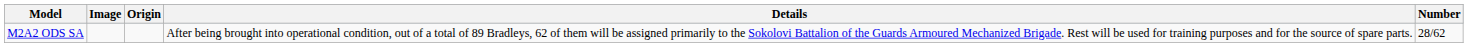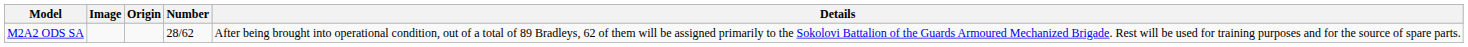columns swapped: (1439, 14) <-> (789, 14)
